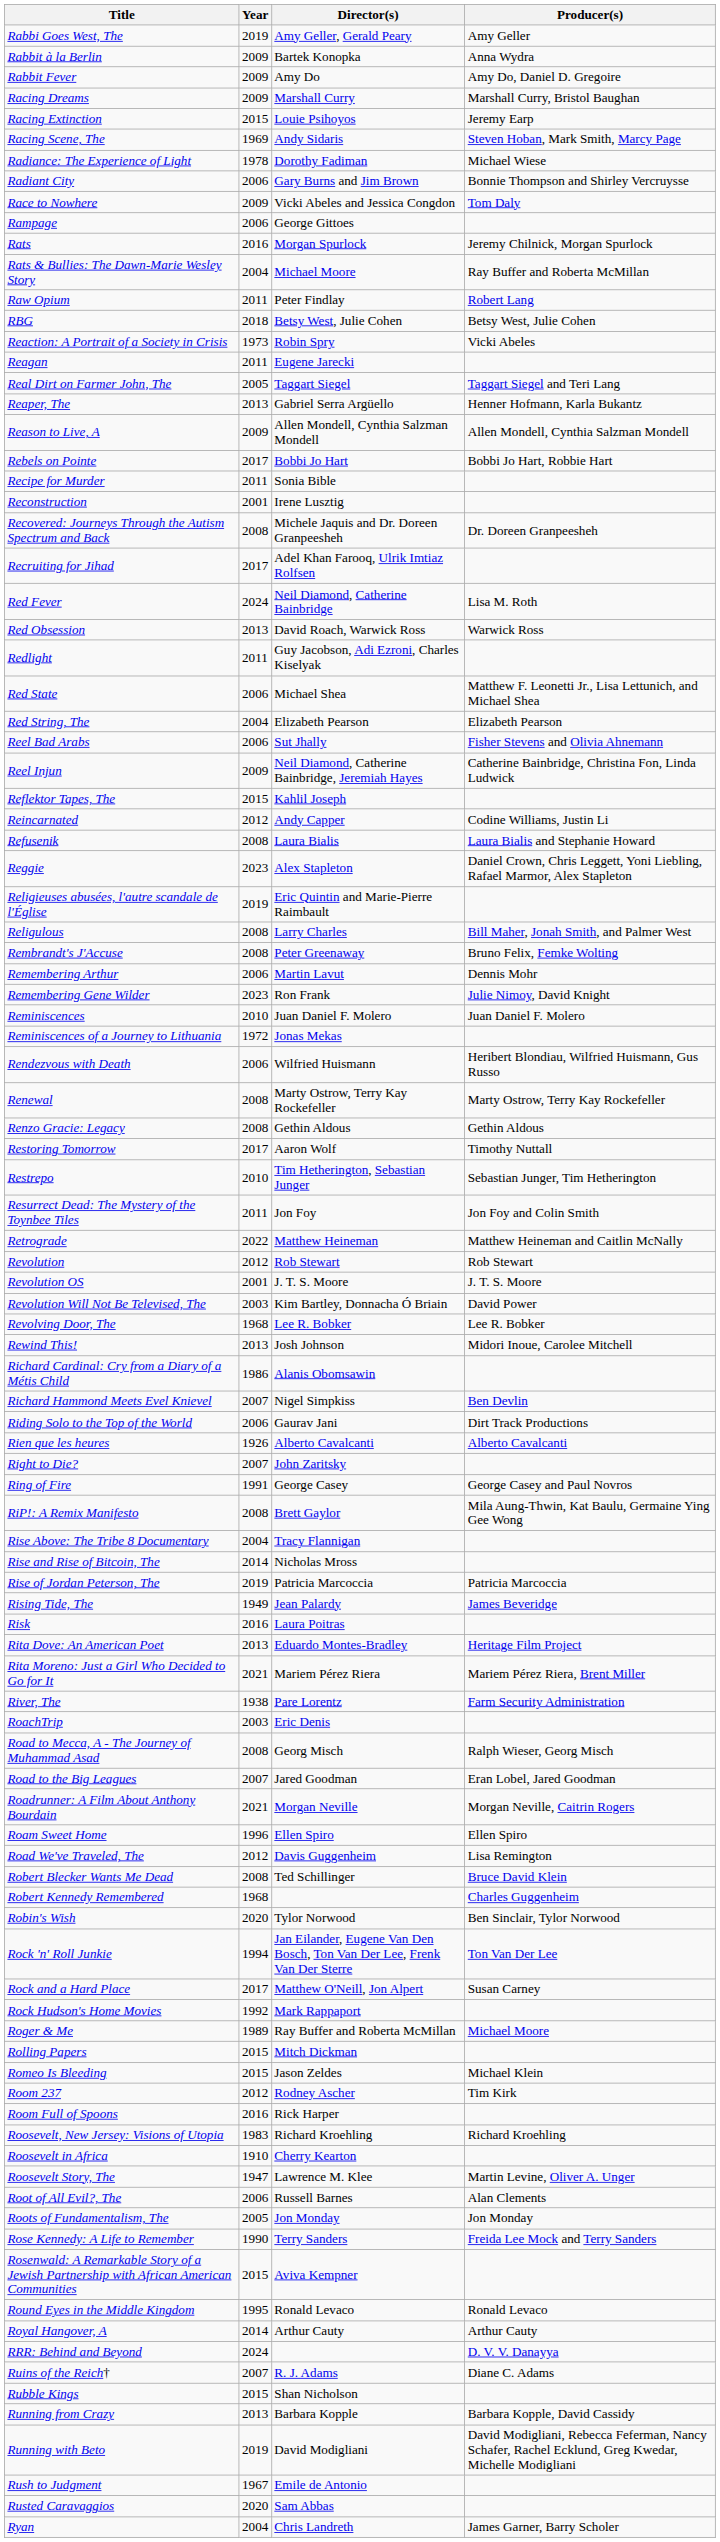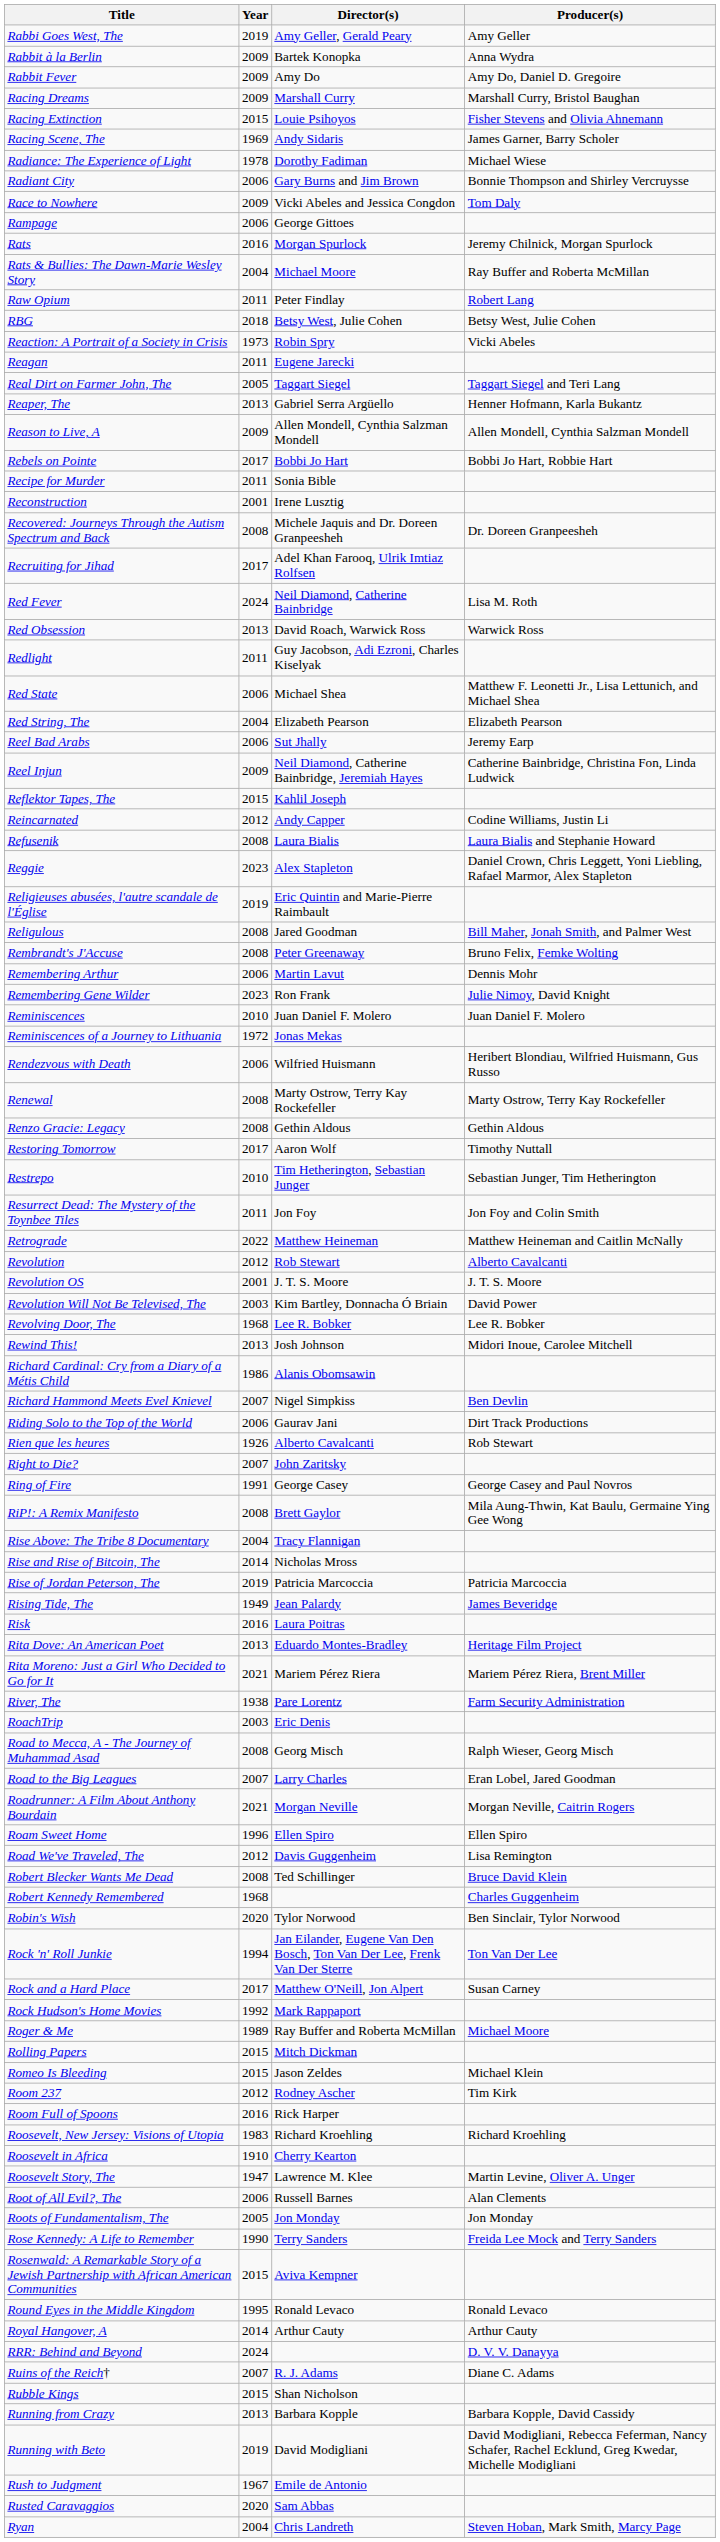(501, 118) Jeremy Earp -> (565, 118) Fisher Stevens and Olivia Ahnemann
(574, 139) Steven Hoban, Mark Smith, Marcy Page -> (543, 139) James Garner, Barry Scholer
(565, 742) Fisher Stevens and Olivia Ahnemann -> (501, 742) Jeremy Earp
(311, 932) Larry Charles -> (316, 932) Jared Goodman
(500, 1261) Rob Stewart -> (517, 1261) Alberto Cavalcanti
(517, 1443) Alberto Cavalcanti -> (500, 1443) Rob Stewart
(316, 1778) Jared Goodman -> (311, 1778) Larry Charles
(543, 2527) James Garner, Barry Scholer -> (574, 2527) Steven Hoban, Mark Smith, Marcy Page
